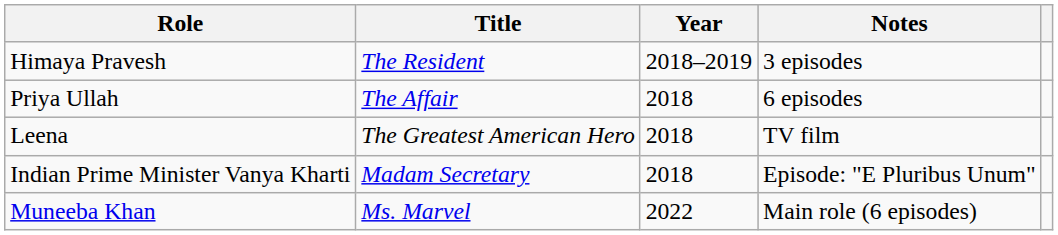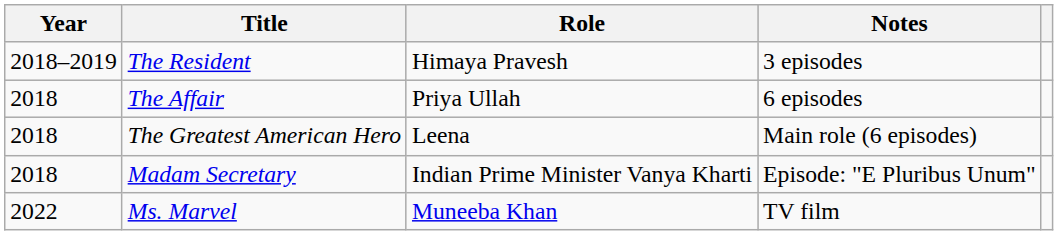columns swapped: (699, 23) <-> (180, 23)
(801, 135) TV film -> (870, 135) Main role (6 episodes)
(870, 211) Main role (6 episodes) -> (801, 211) TV film
